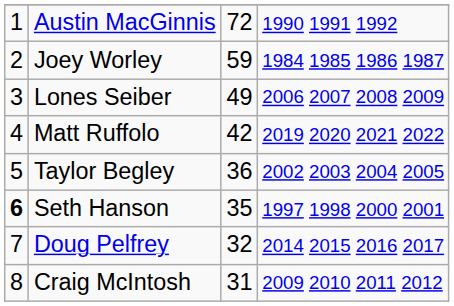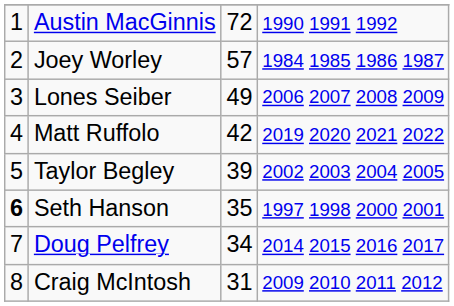(239, 60) 59 -> (239, 60) 57
(239, 171) 36 -> (239, 171) 39
(239, 245) 32 -> (239, 245) 34
